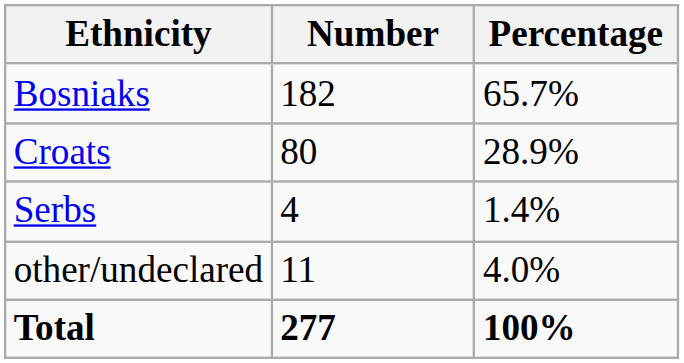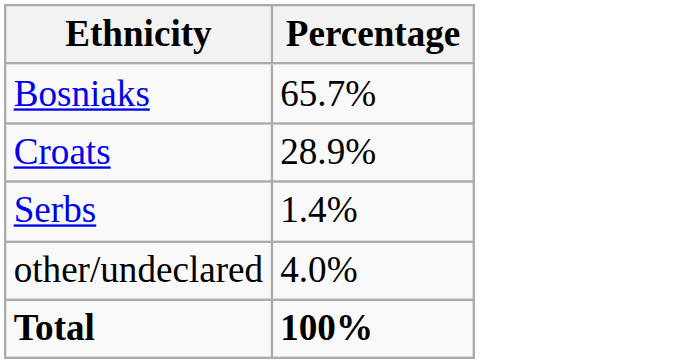- column: (373, 33)
